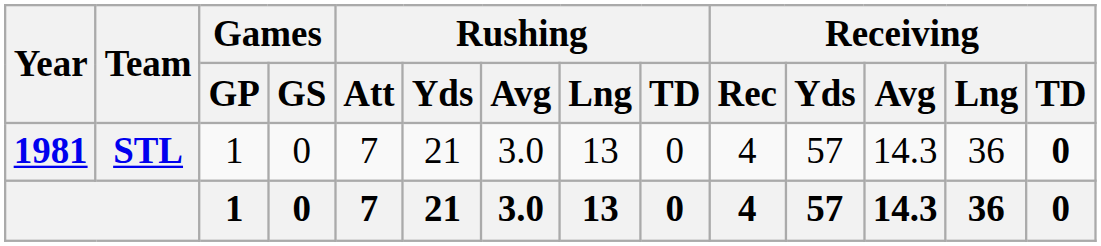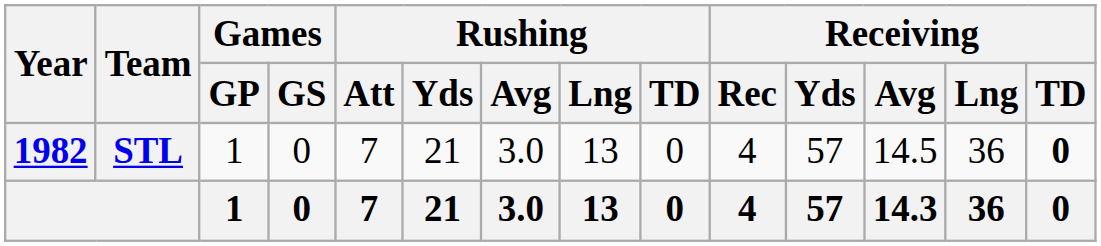(51, 151) 1981 -> (51, 151) 1982
(905, 151) 14.3 -> (905, 151) 14.5
